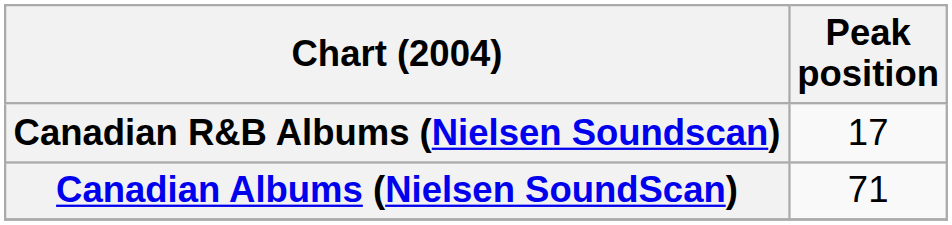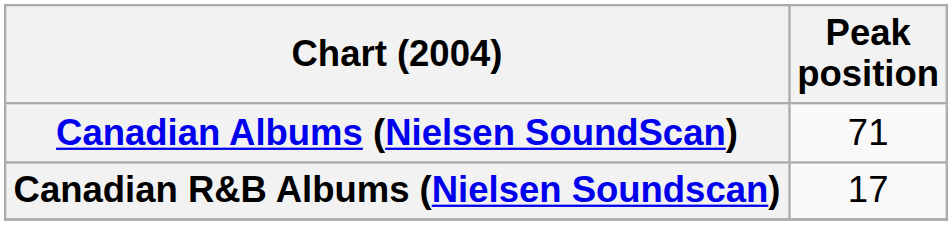rows swapped: (397, 190) <-> (397, 132)
